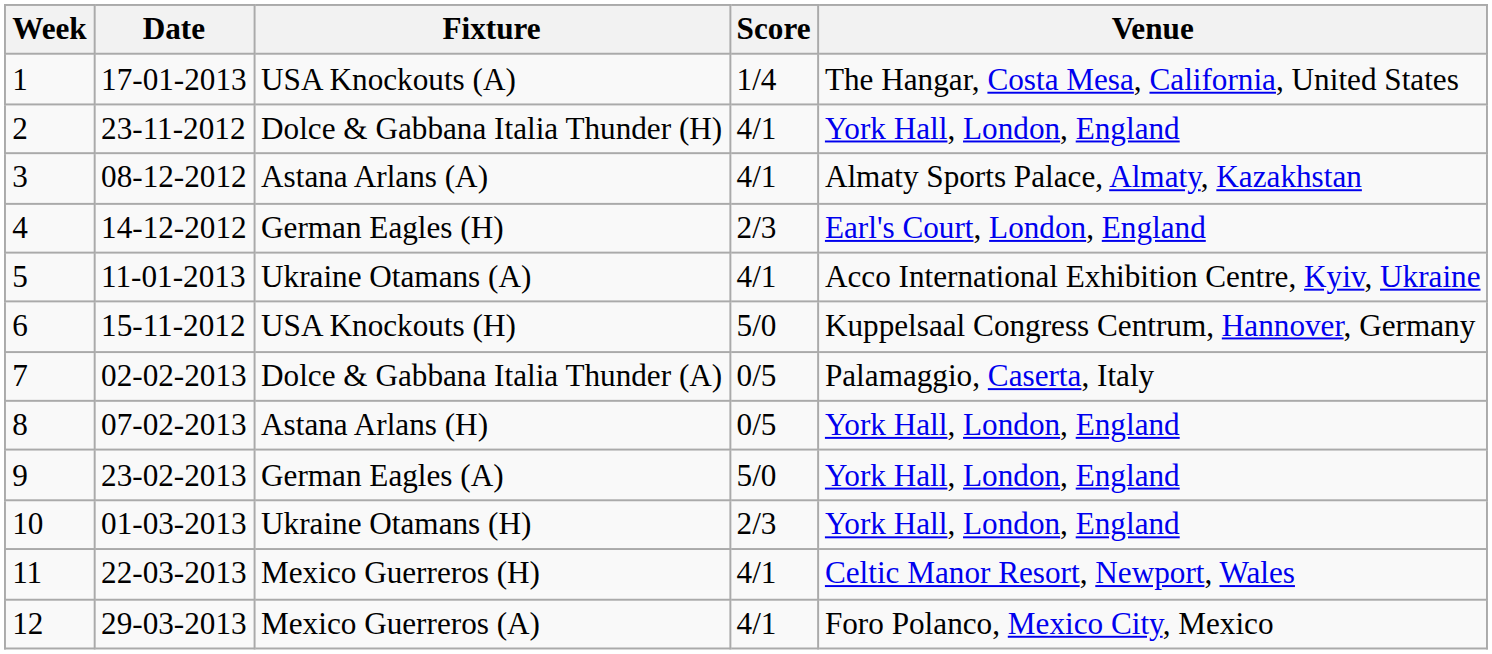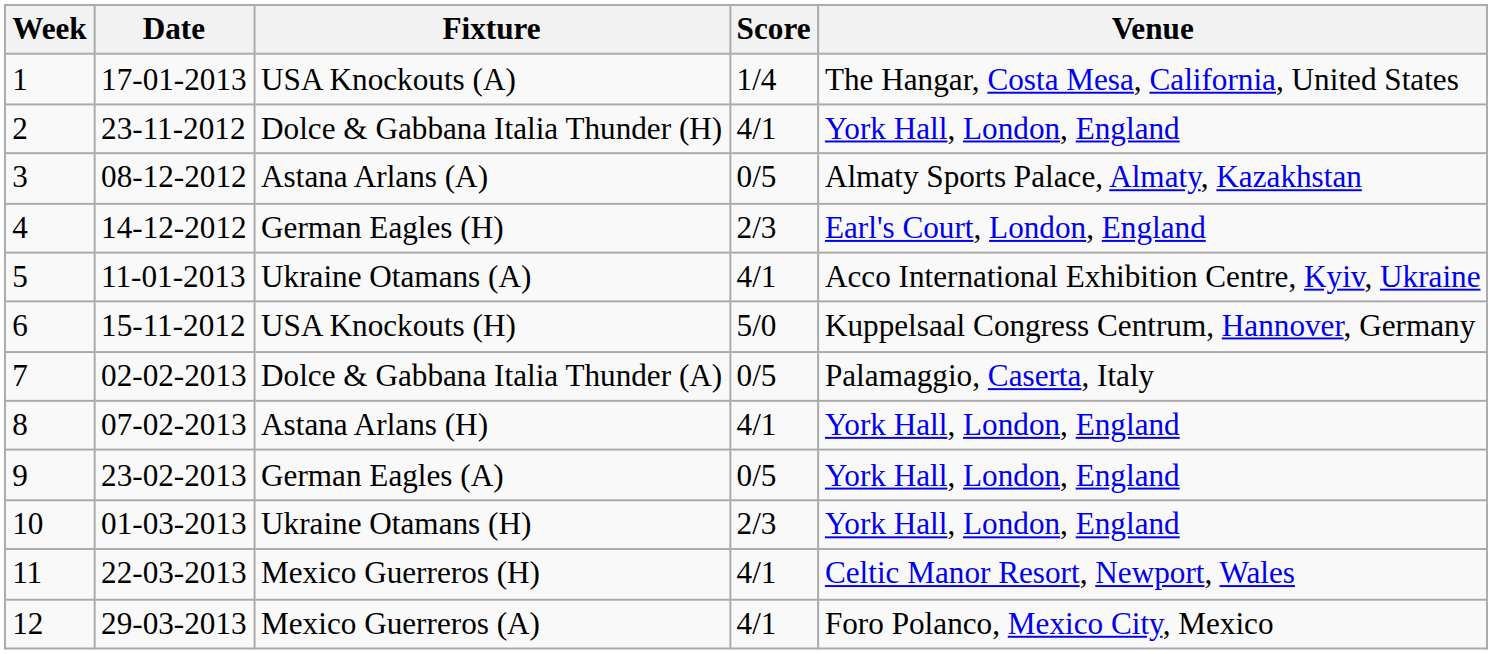(757, 177) 4/1 -> (757, 177) 0/5
(757, 425) 0/5 -> (757, 425) 4/1
(757, 474) 5/0 -> (757, 474) 0/5
